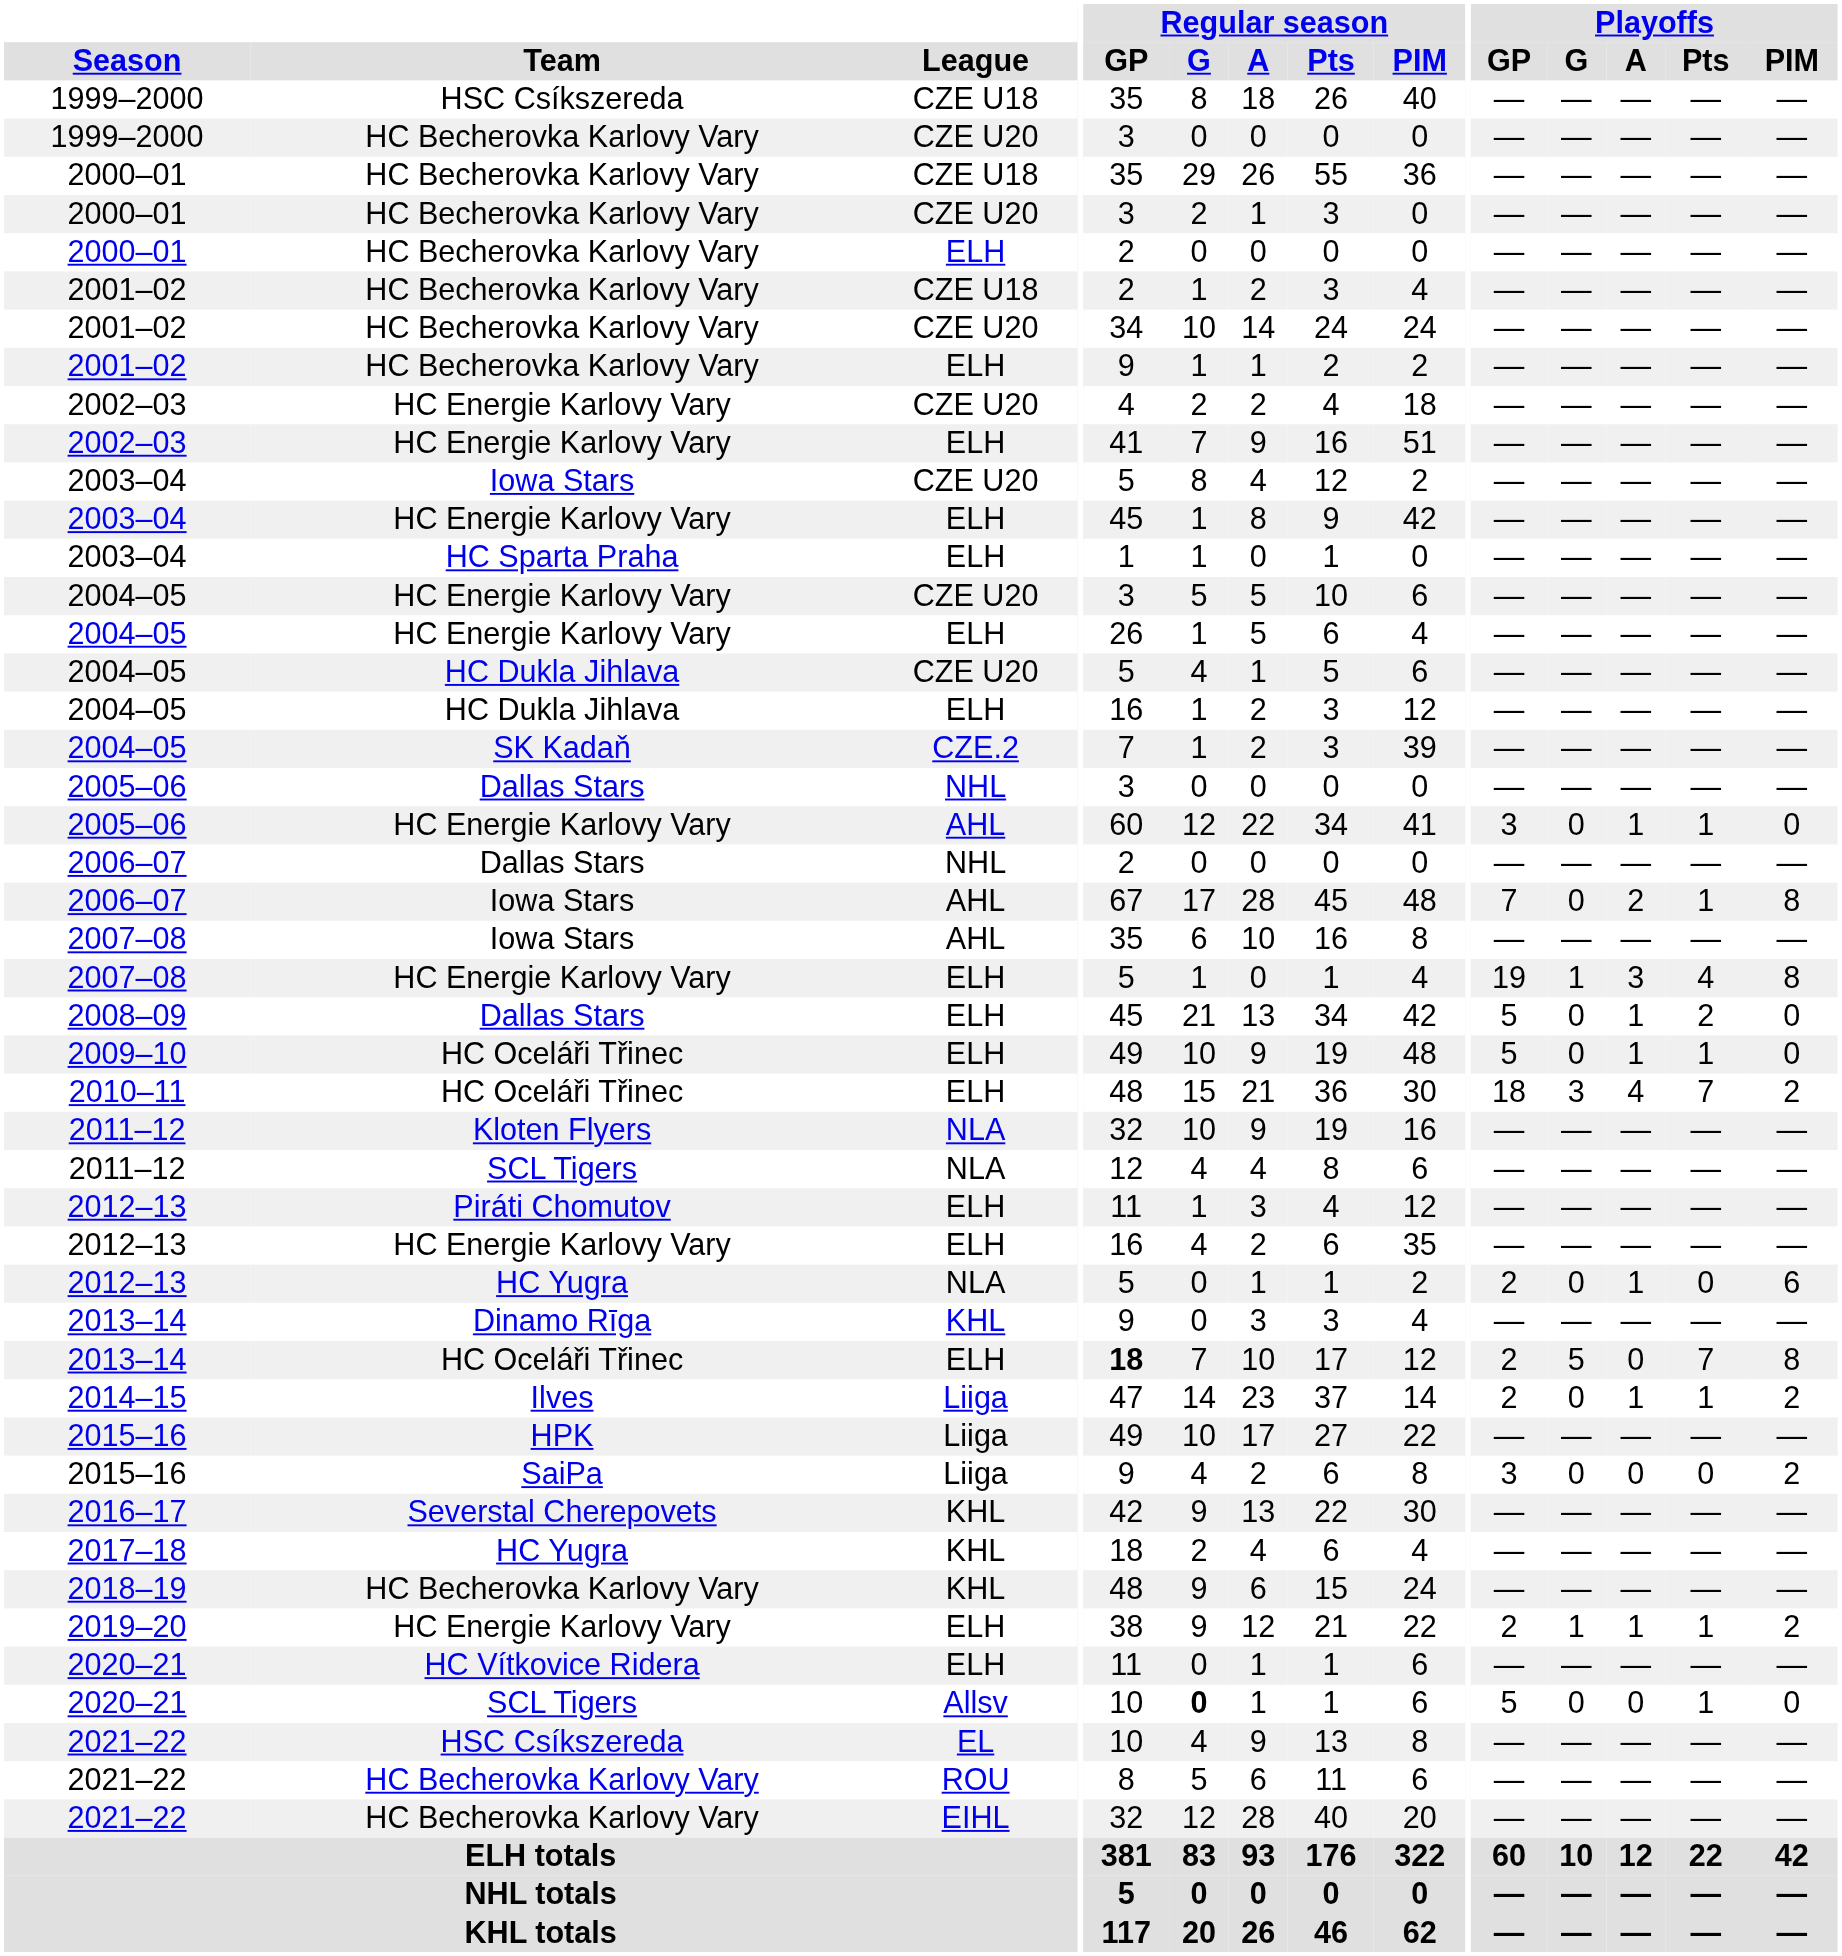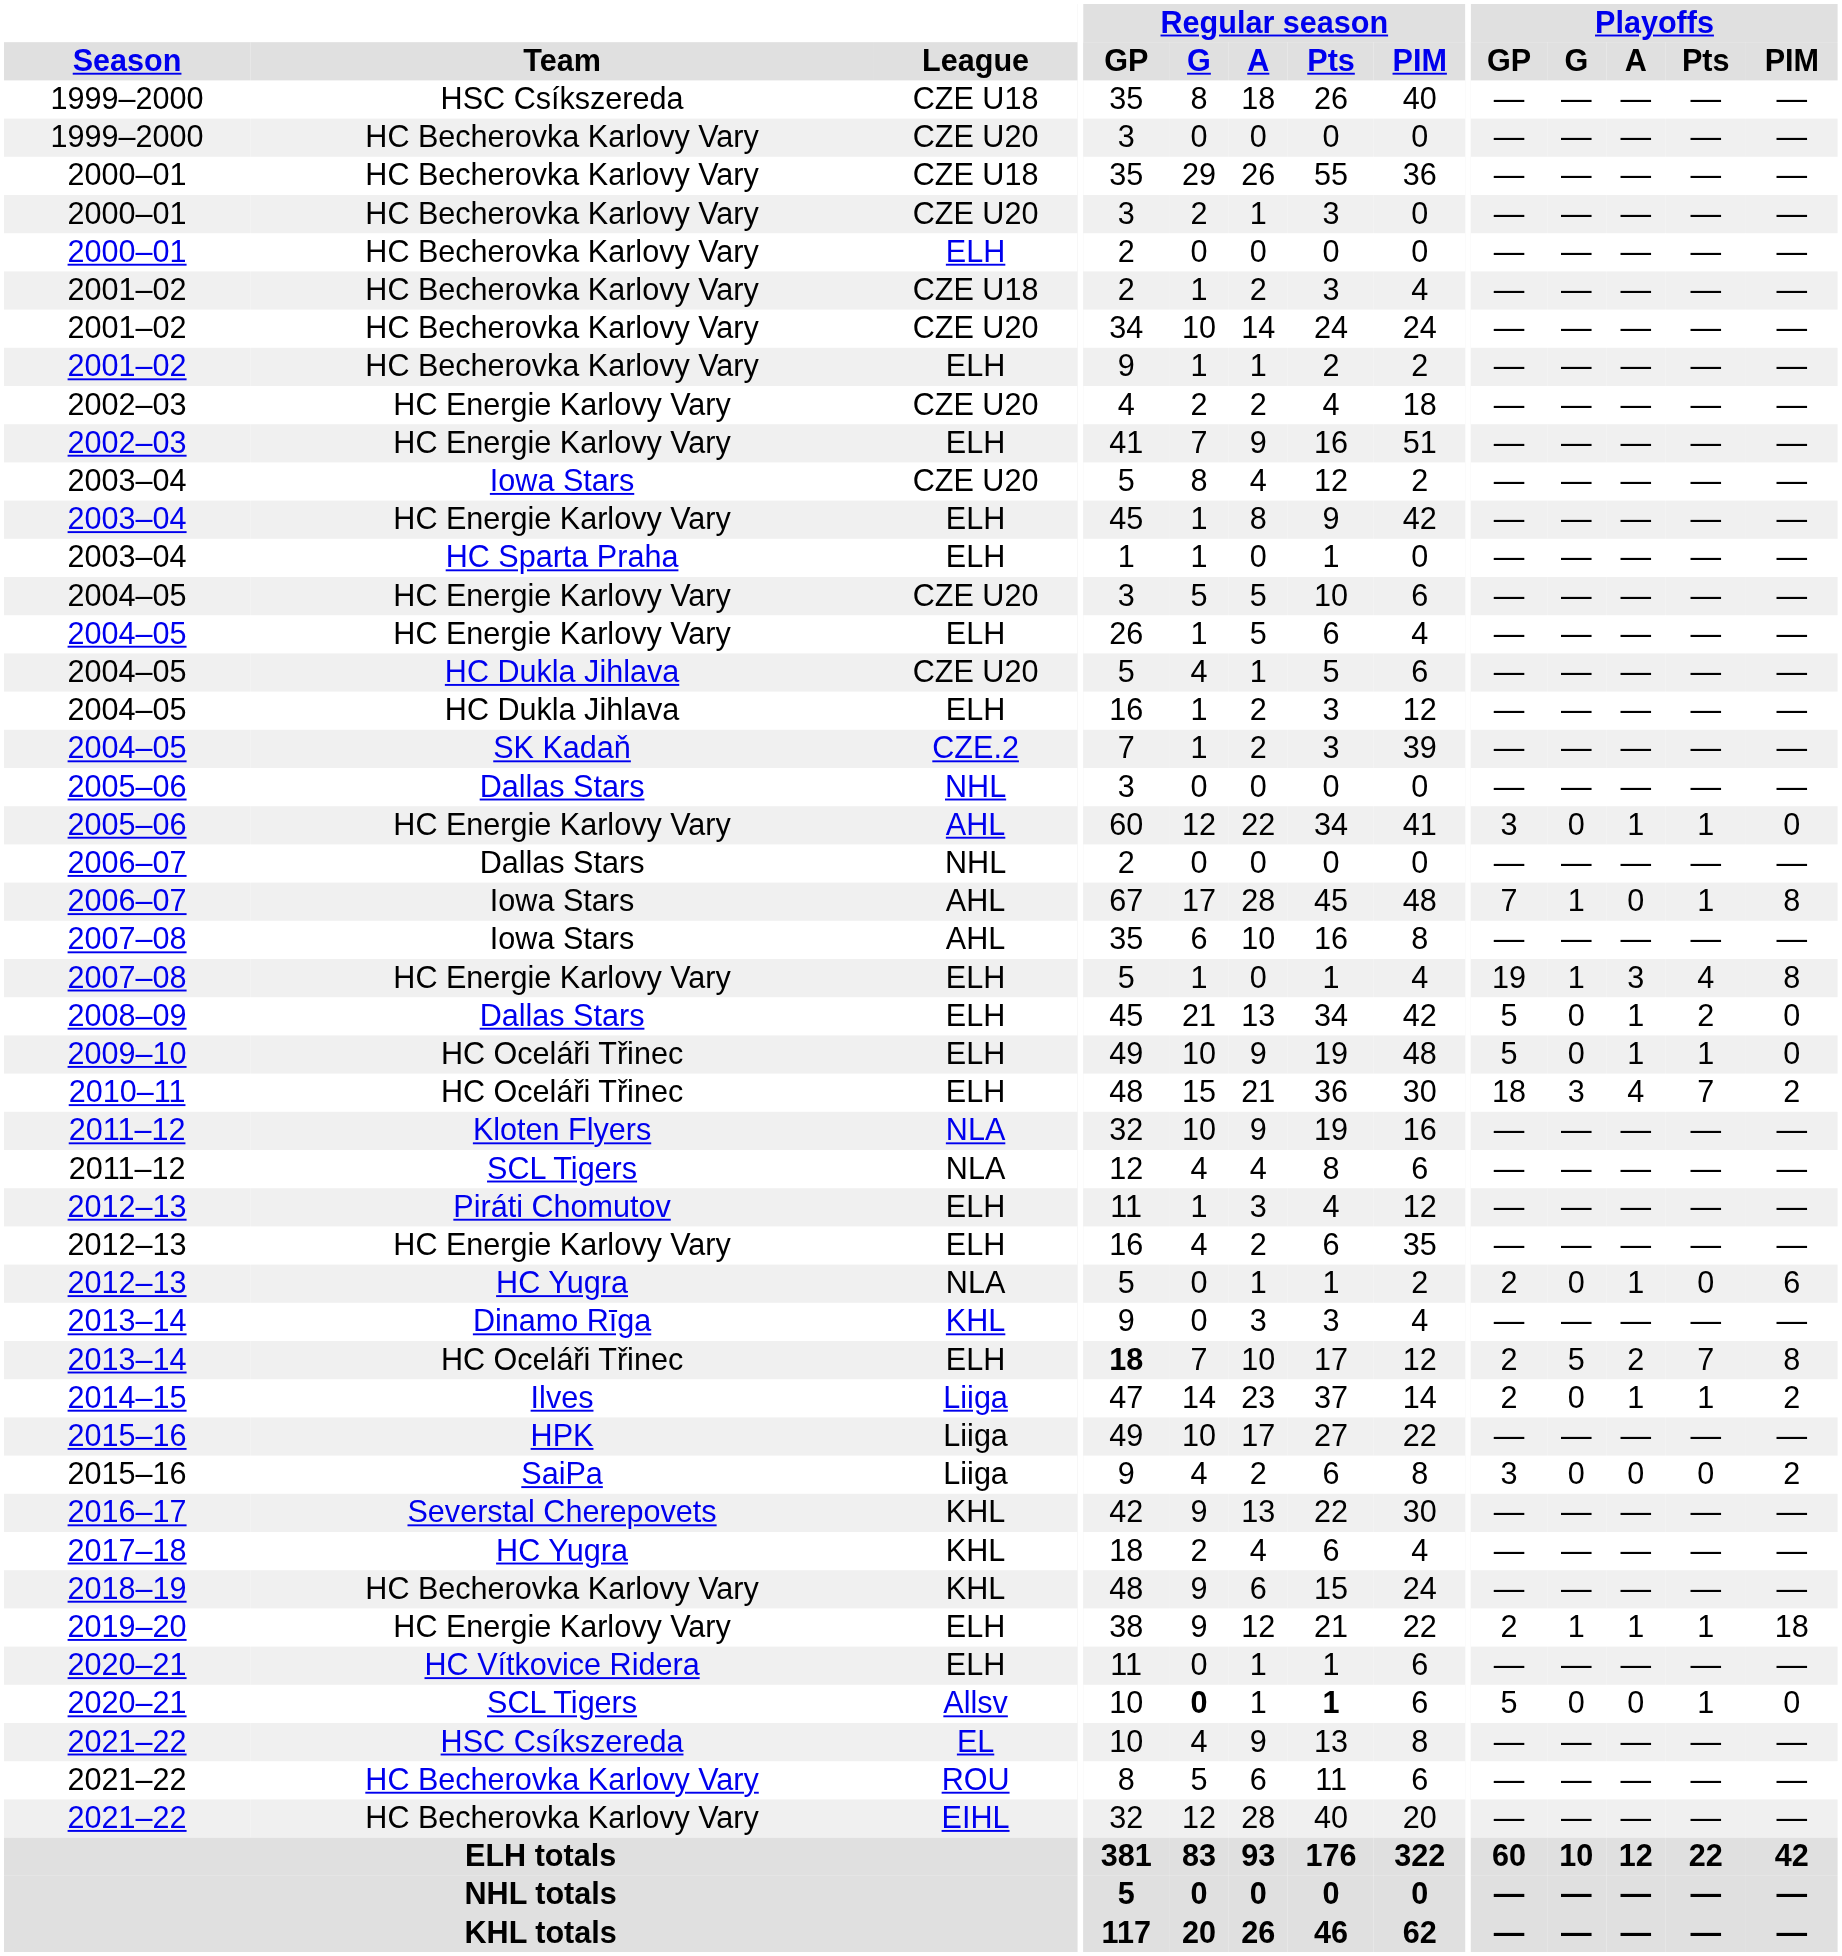(1576, 901) 0 -> (1576, 901) 1
(1636, 901) 2 -> (1636, 901) 0
(1636, 1359) 0 -> (1636, 1359) 2
(1792, 1627) 2 -> (1792, 1627) 18
(1331, 1703) normal -> (1331, 1703) bold
